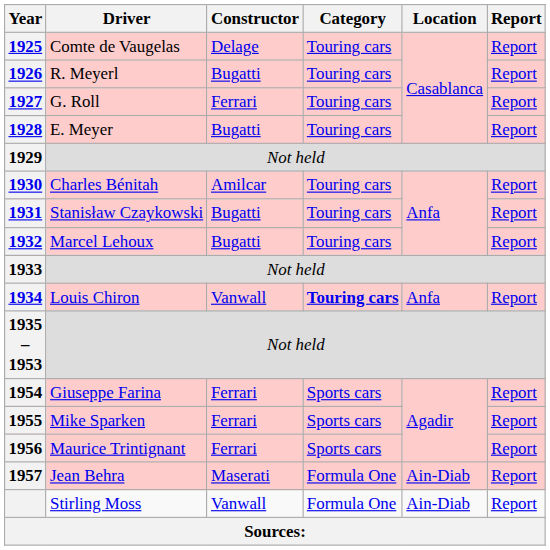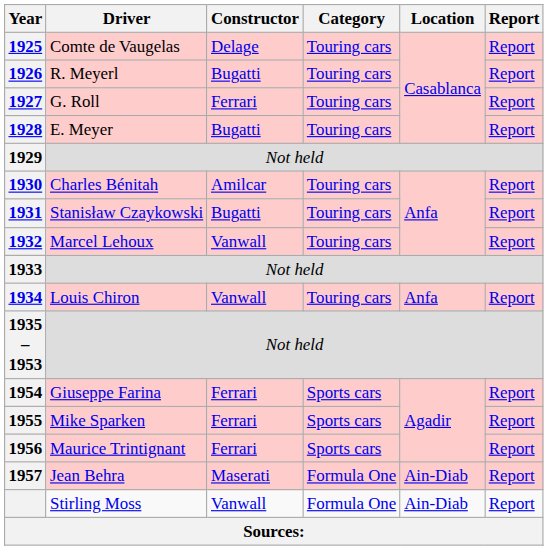(236, 241) Bugatti -> (239, 241) Vanwall
(353, 296) bold -> (349, 296) normal
